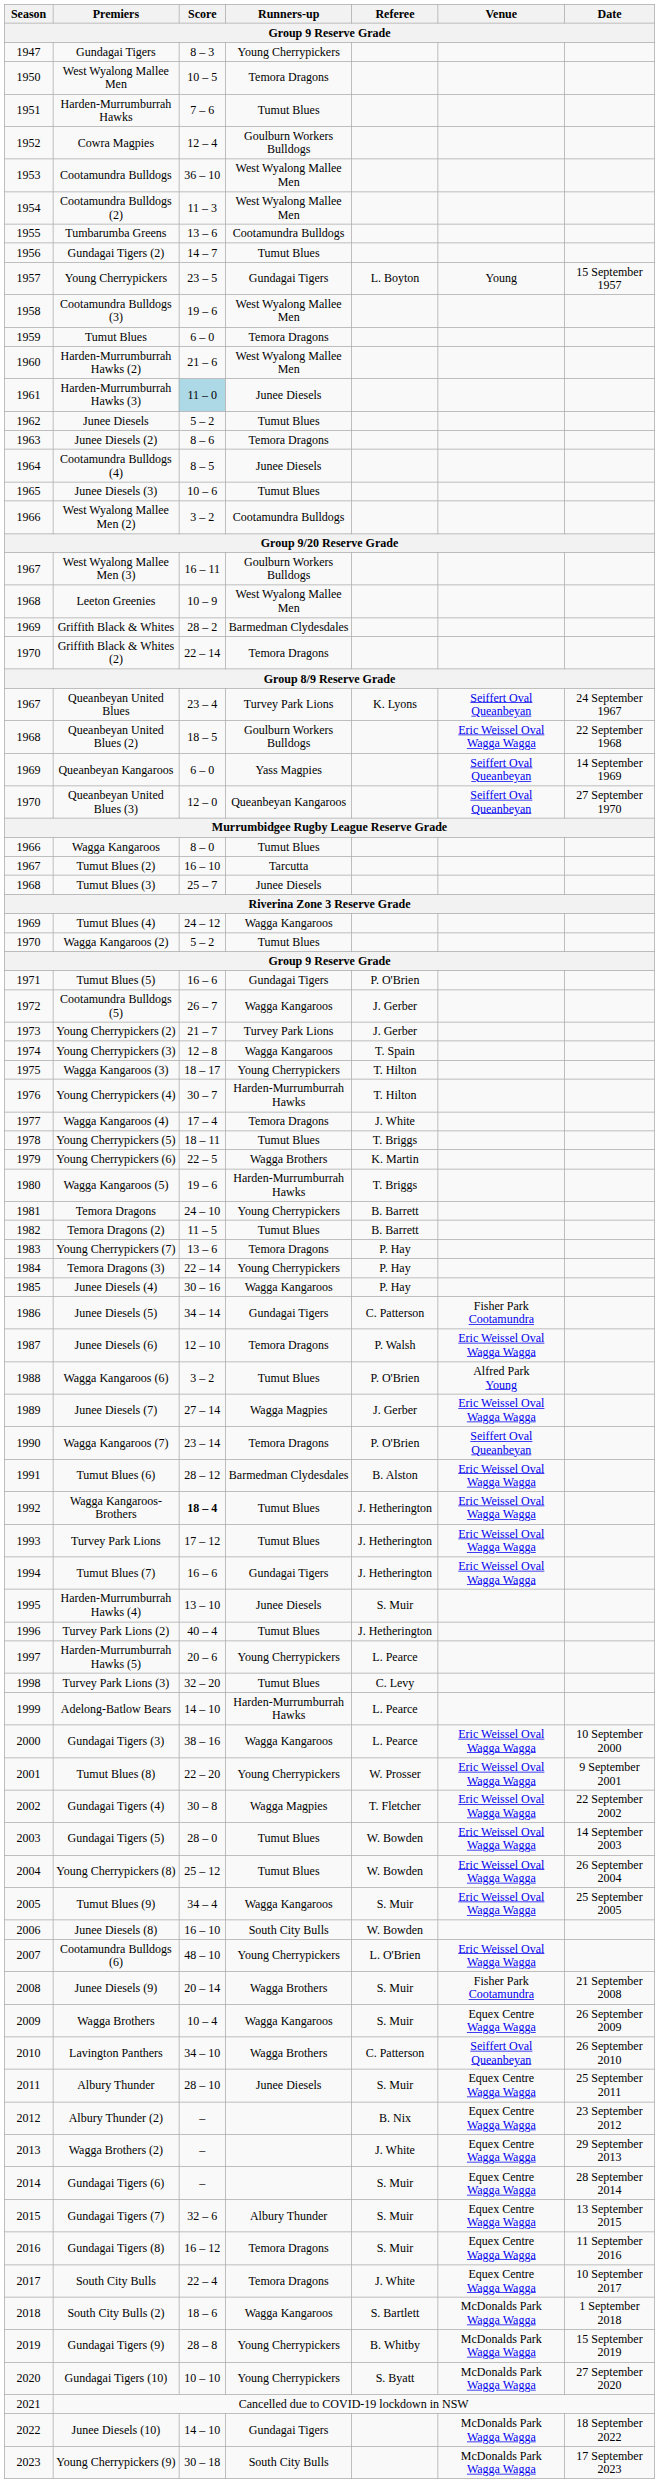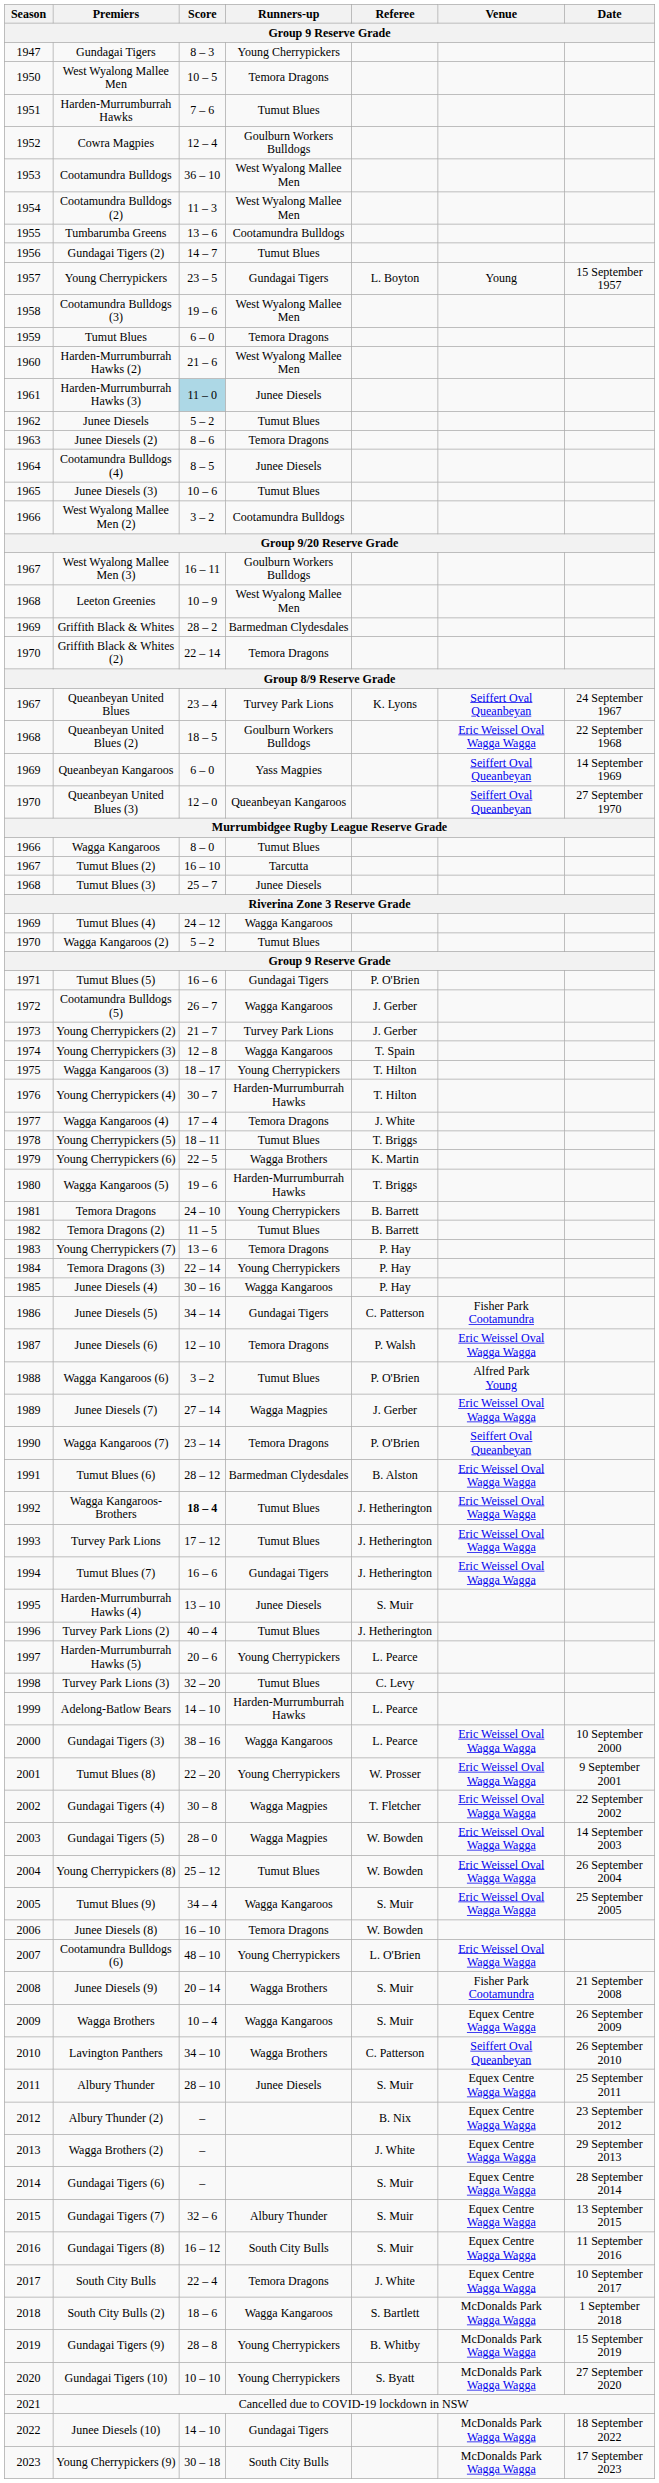(289, 1838) Tumut Blues -> (289, 1838) Wagga Magpies
(289, 1929) South City Bulls -> (289, 1929) Temora Dragons
(289, 2248) Temora Dragons -> (289, 2248) South City Bulls
